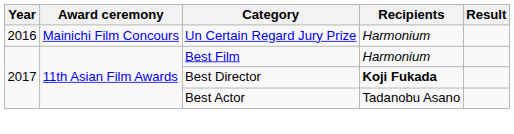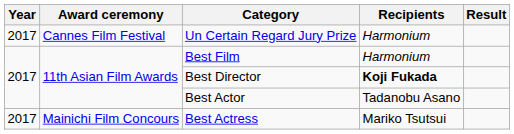(22, 35) 2016 -> (22, 35) 2017
(111, 35) Mainichi Film Concours -> (104, 35) Cannes Film Festival
+ row: (222, 118)
